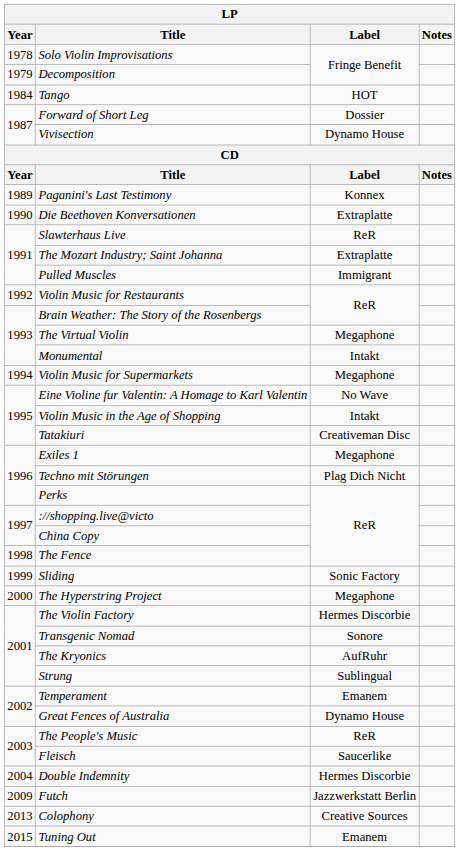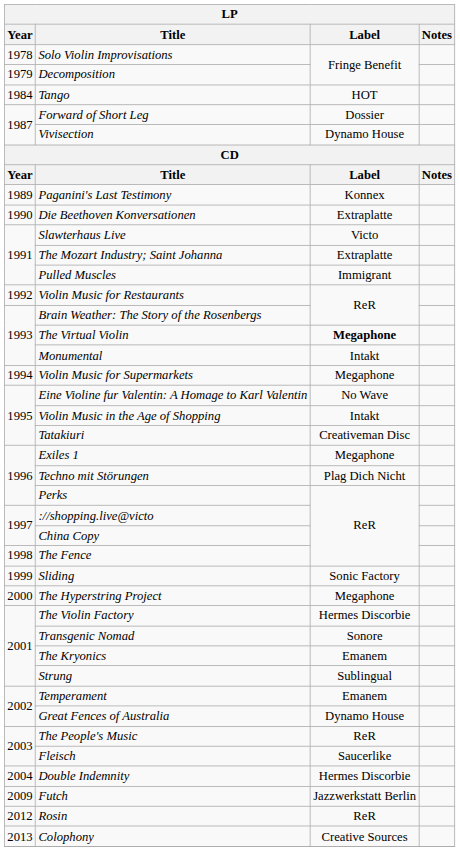(365, 235) ReR -> (365, 235) Victo
(365, 335) normal -> (365, 335) bold
(365, 656) AufRuhr -> (365, 656) Emanem
+ row: (53, 816)
- row: (67, 836)
